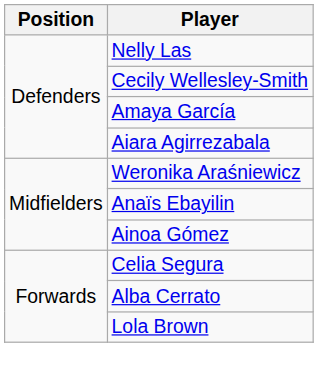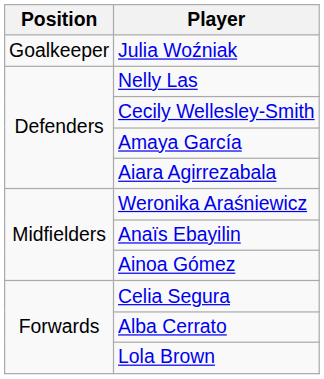+ row: (178, 50)
